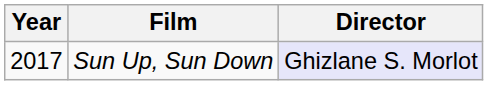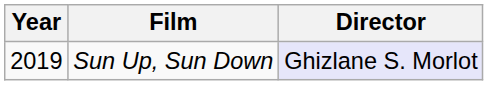(36, 60) 2017 -> (36, 60) 2019
